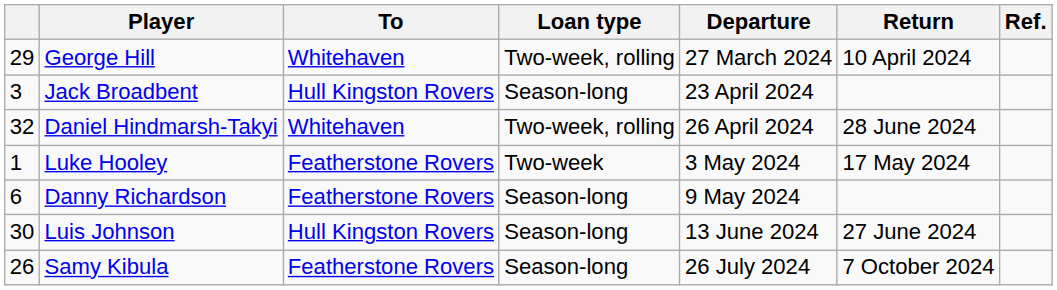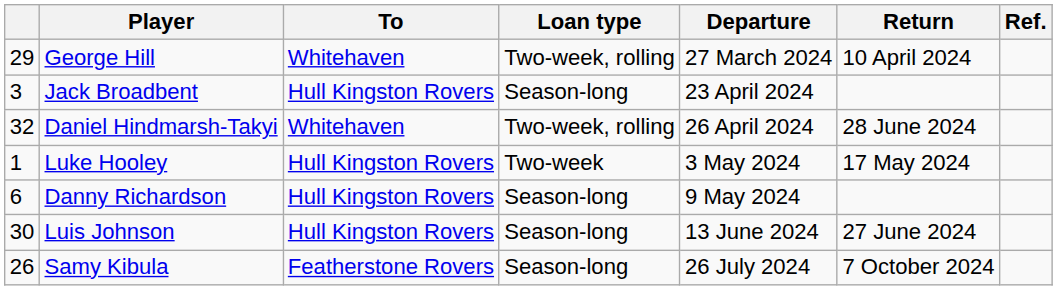(391, 162) Featherstone Rovers -> (391, 162) Hull Kingston Rovers
(391, 197) Featherstone Rovers -> (391, 197) Hull Kingston Rovers
